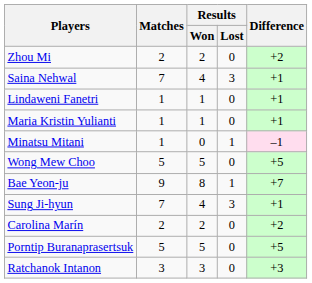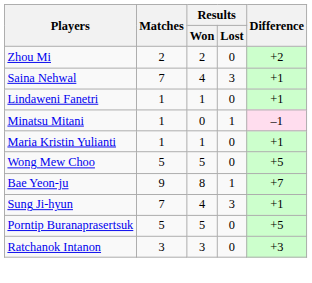rows swapped: (62, 120) <-> (46, 141)
- row: (45, 225)
